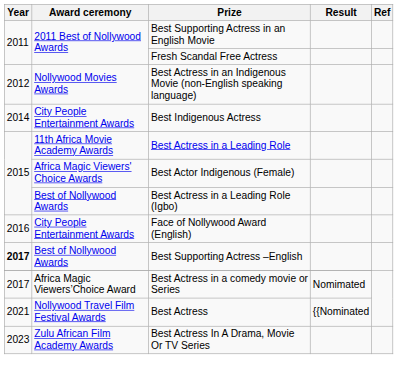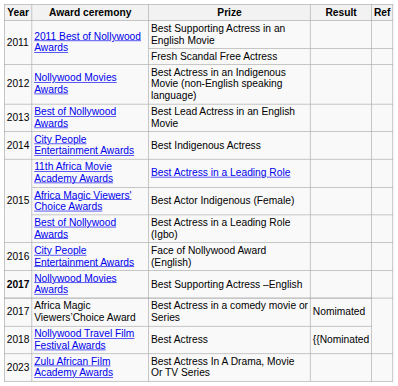+ row: (223, 117)
(75, 256) Best of Nollywood Awards -> (75, 284) Nollywood Movies Awards
(18, 312) 2021 -> (18, 339) 2018
